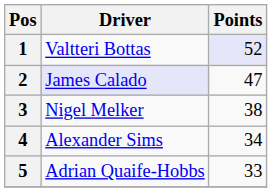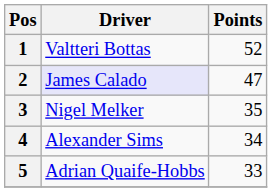(253, 49) lavender background -> (253, 49) no background
(253, 110) 38 -> (253, 110) 35
